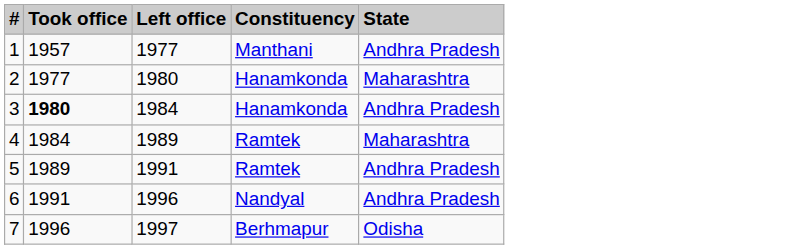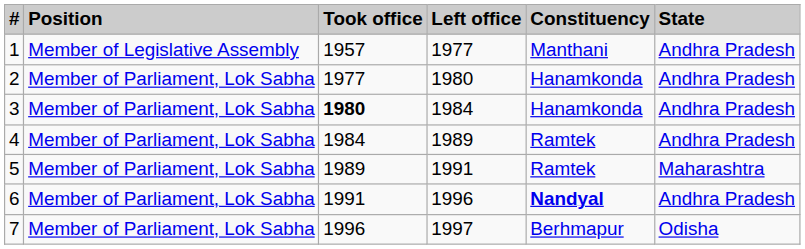+ column: (65, 19)
(416, 79) Maharashtra -> (727, 79) Andhra Pradesh
(416, 139) Maharashtra -> (727, 139) Andhra Pradesh
(432, 169) Andhra Pradesh -> (712, 169) Maharashtra
(270, 199) normal -> (567, 199) bold
